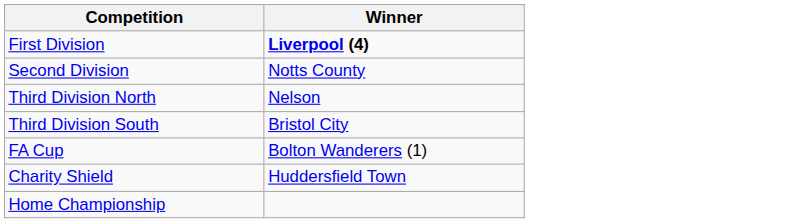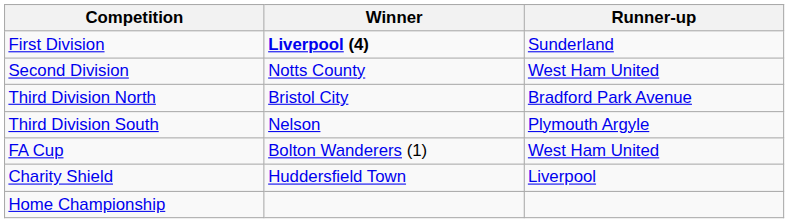+ column: (654, 17)
(294, 97) Nelson -> (308, 97) Bristol City
(308, 124) Bristol City -> (294, 124) Nelson
